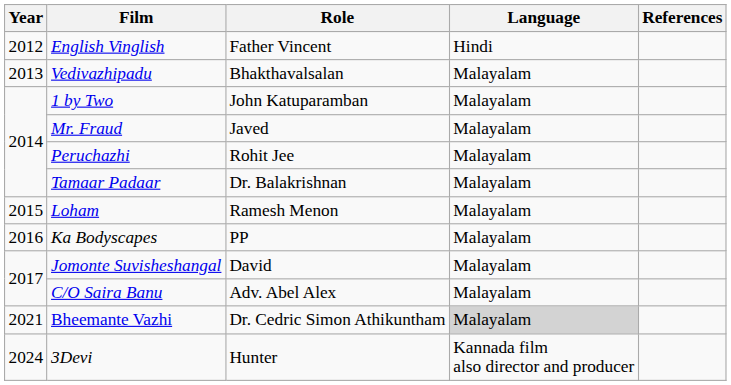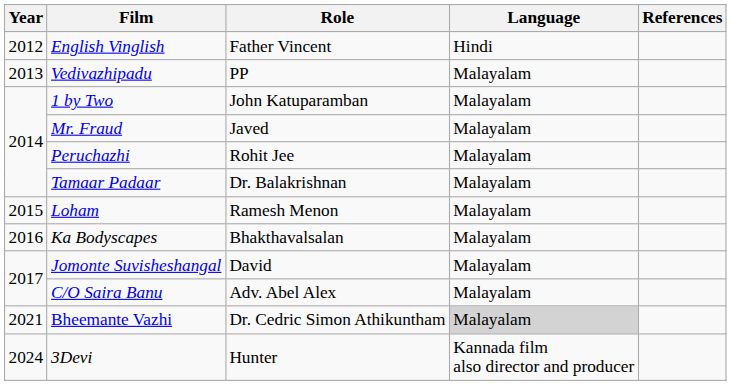(286, 73) Bhakthavalsalan -> (239, 73) PP
(239, 237) PP -> (286, 237) Bhakthavalsalan
